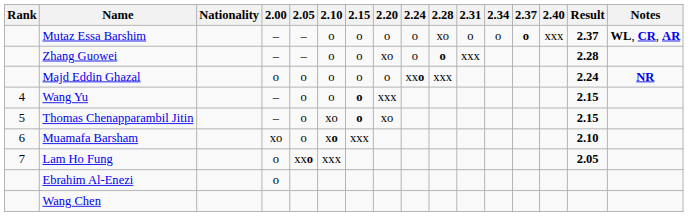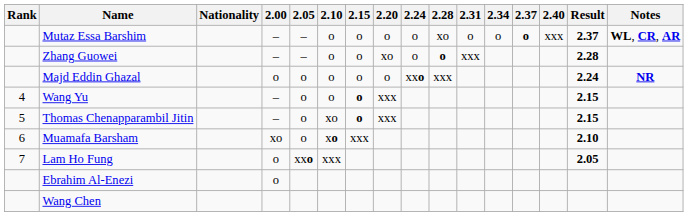(387, 118) xo -> (387, 118) xxx
